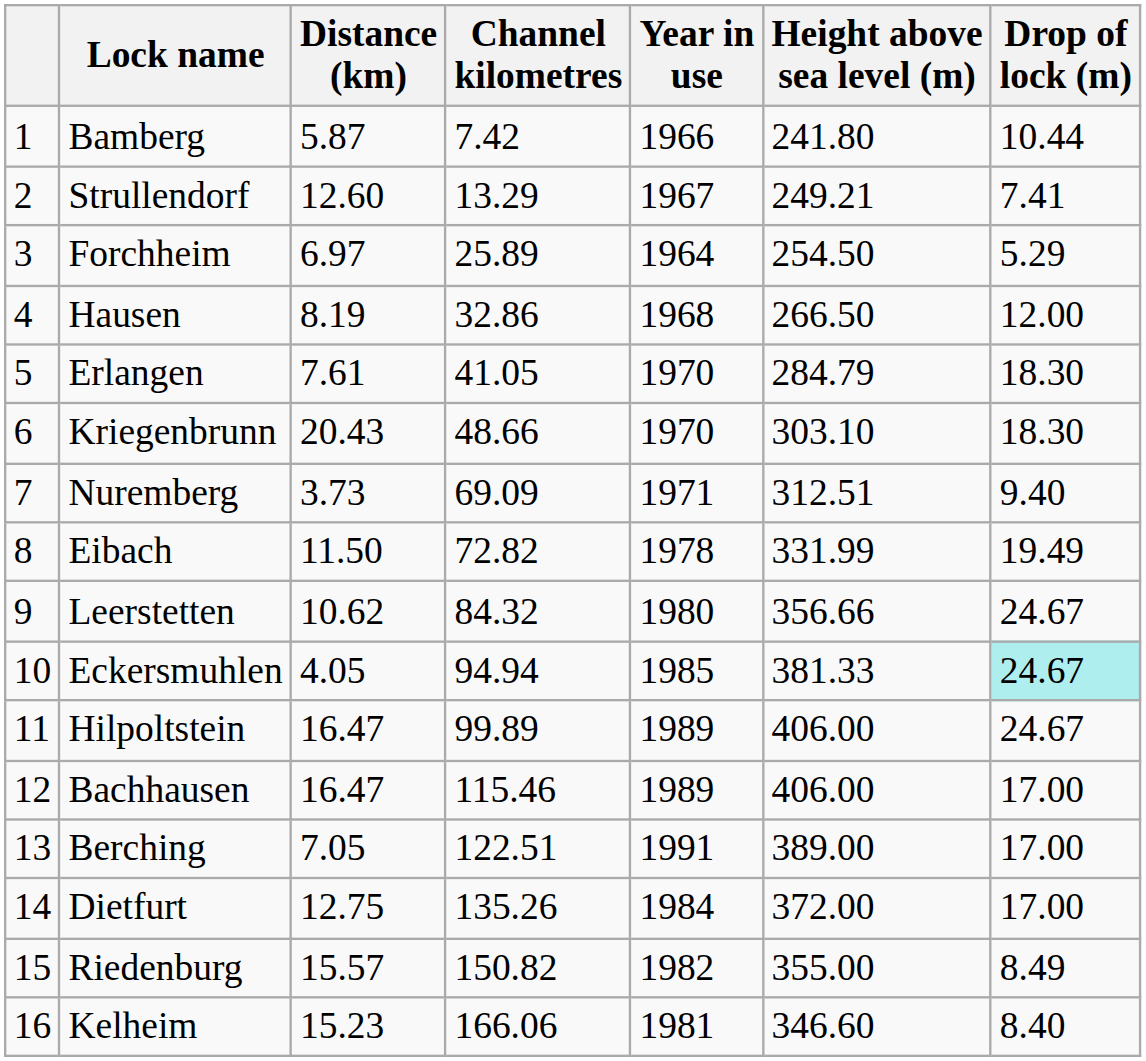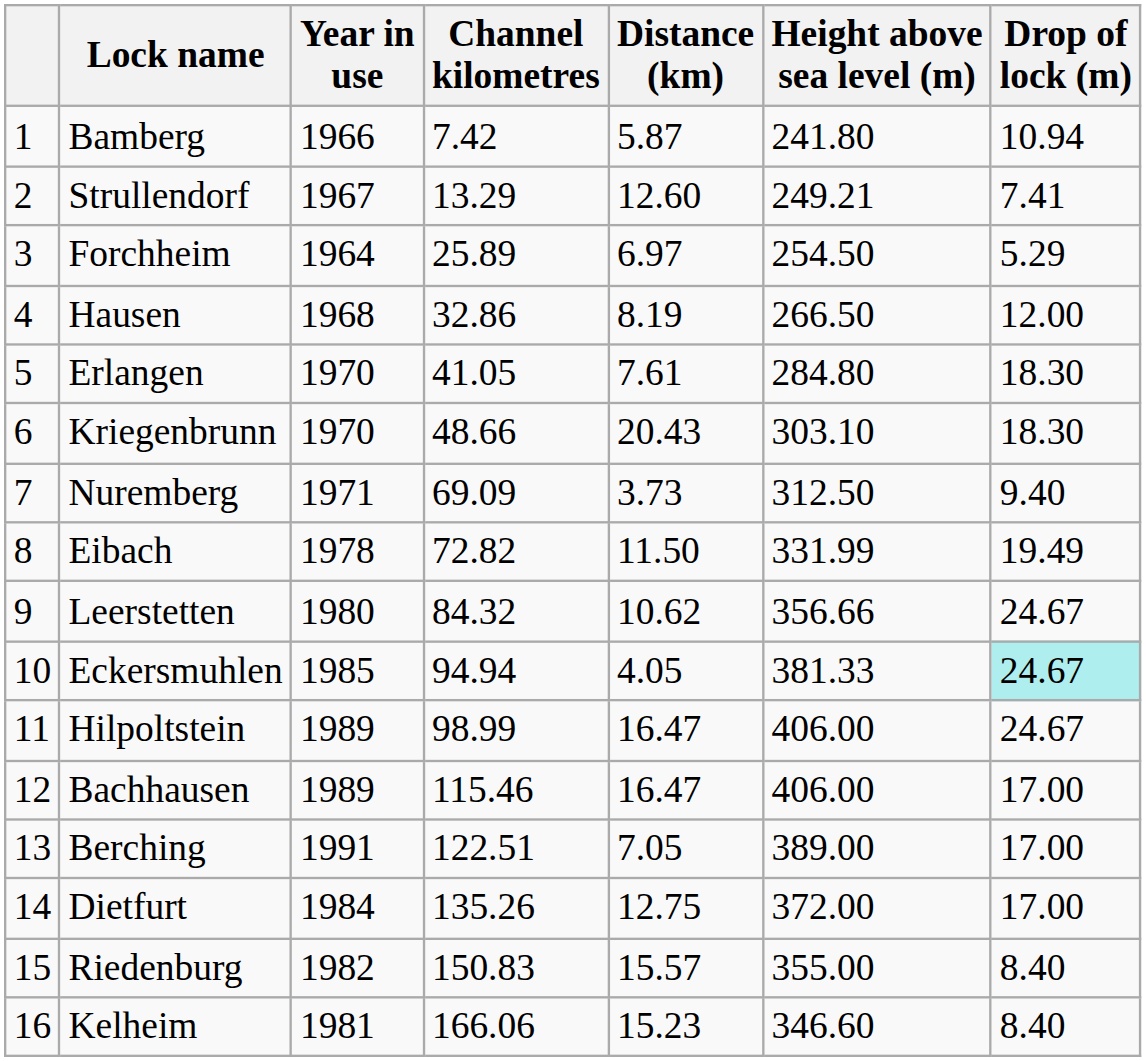columns swapped: (697, 55) <-> (369, 55)
(1042, 135) 10.44 -> (1042, 135) 10.94
(823, 373) 284.79 -> (823, 373) 284.80
(823, 491) 312.51 -> (823, 491) 312.50
(497, 729) 99.89 -> (474, 729) 98.99
(506, 966) 150.82 -> (483, 966) 150.83
(1033, 966) 8.49 -> (1033, 966) 8.40
